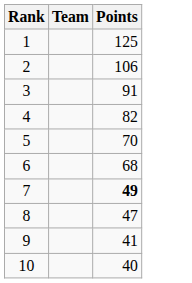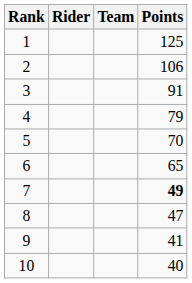+ column: (71, 16)
(130, 116) 82 -> (176, 116) 79
(130, 166) 68 -> (176, 166) 65
